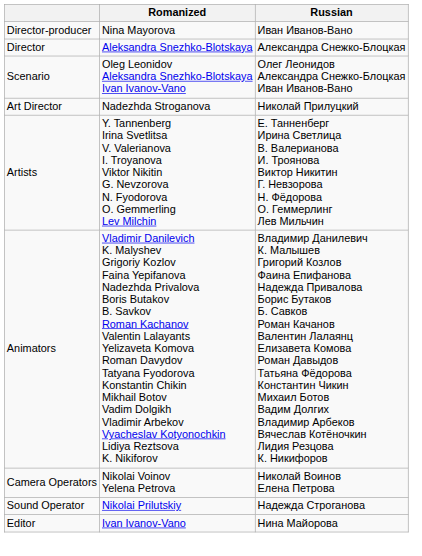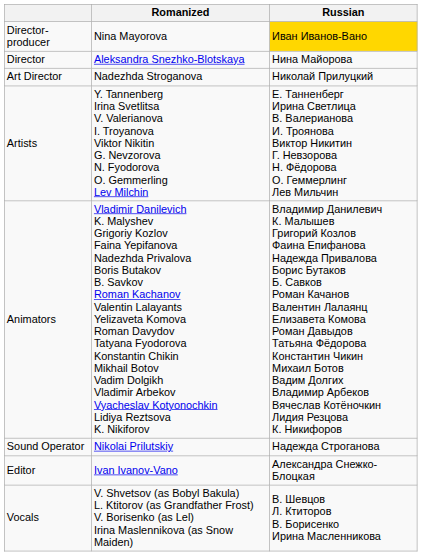(305, 30) no background -> (320, 36) gold background
(331, 47) Александра Снежко-Блоцкая -> (312, 59) Нина Майорова
- row: (28, 77)
- row: (52, 482)
(298, 523) Нина Майорова -> (325, 470) Александра Снежко-Блоцкая
+ row: (23, 518)
